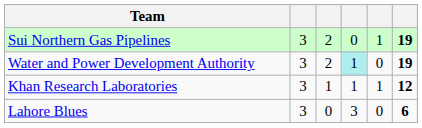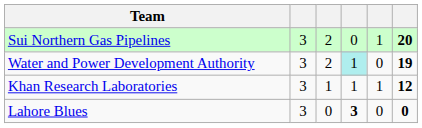(405, 39) 19 -> (405, 39) 20
(354, 110) normal -> (354, 110) bold
(405, 110) 6 -> (405, 110) 0
